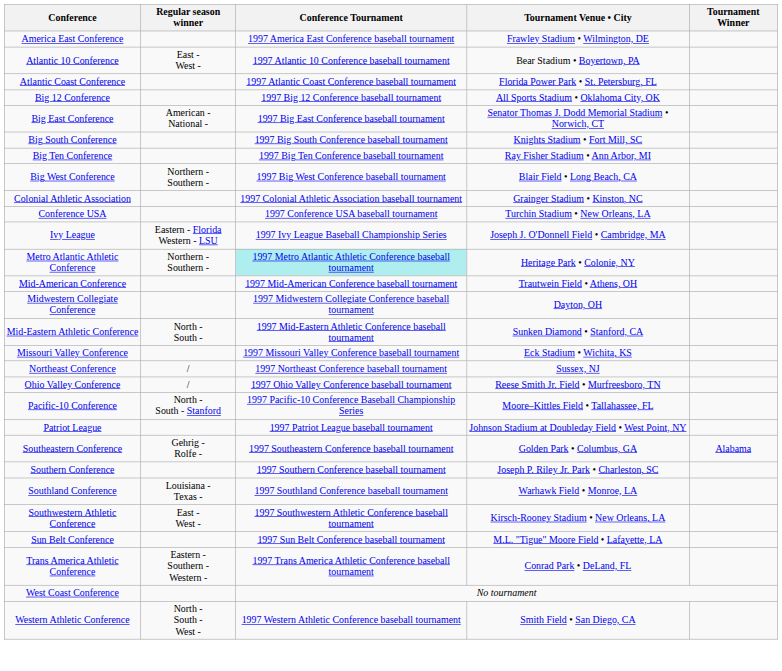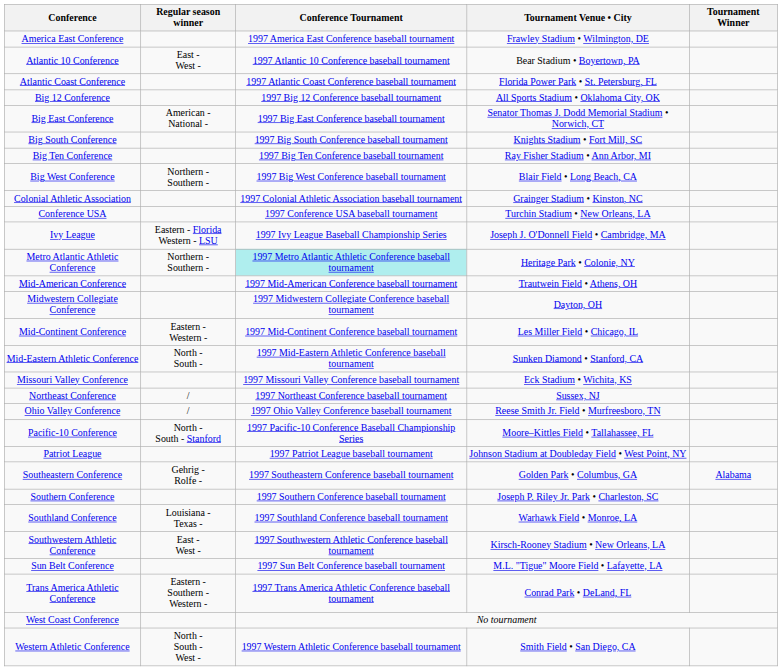+ row: (72, 332)
